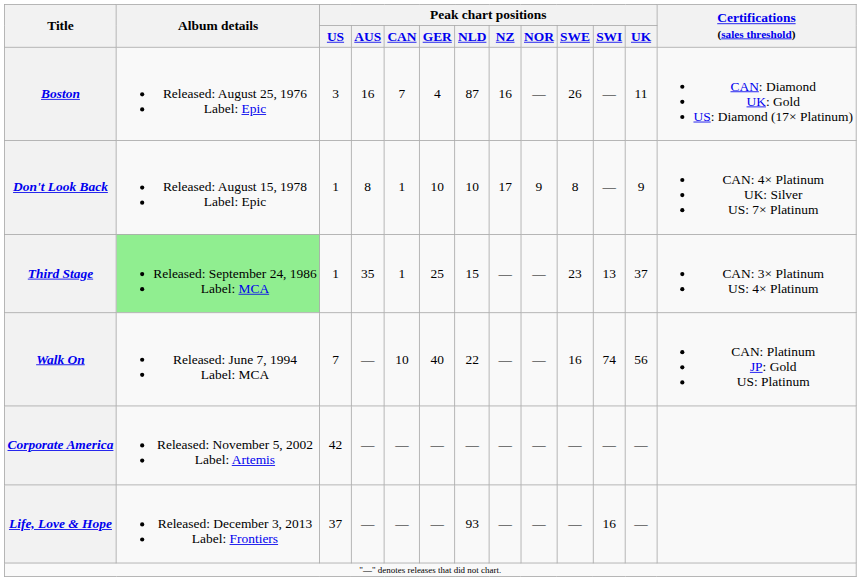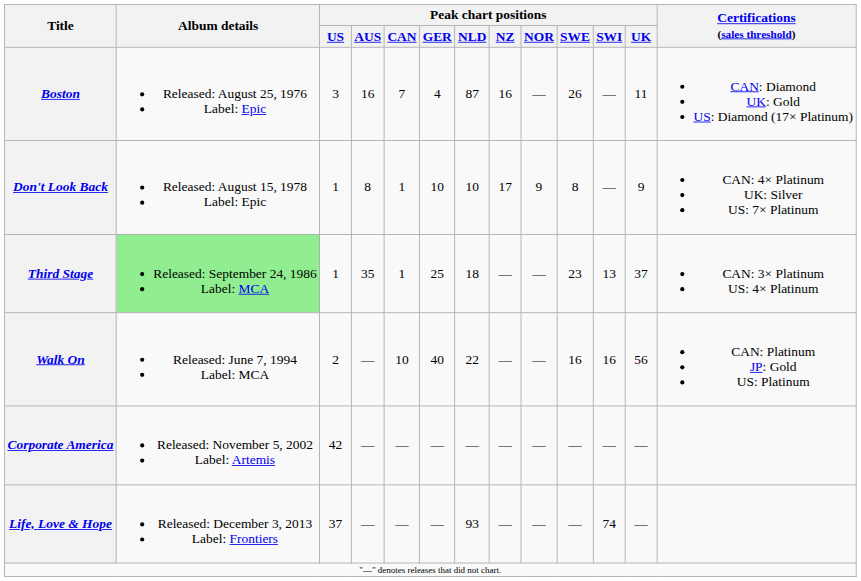(472, 273) 15 -> (472, 273) 18
(335, 359) 7 -> (335, 359) 2
(609, 359) 74 -> (609, 359) 16
(609, 523) 16 -> (609, 523) 74
